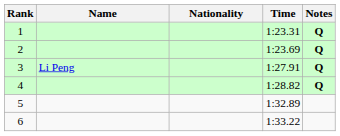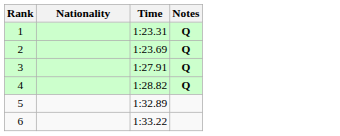- column: (103, 13)
